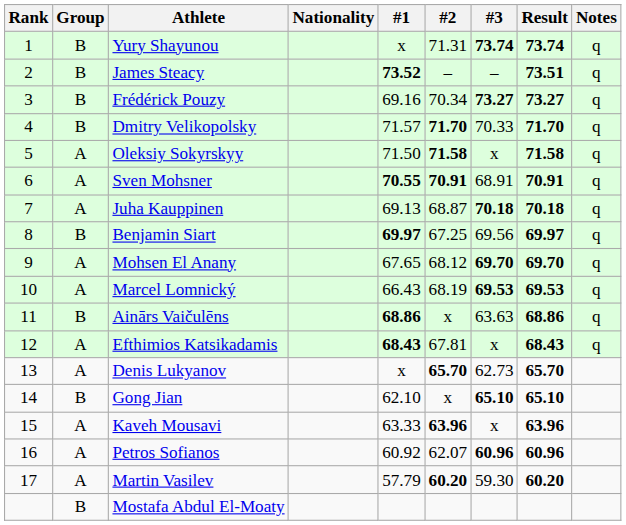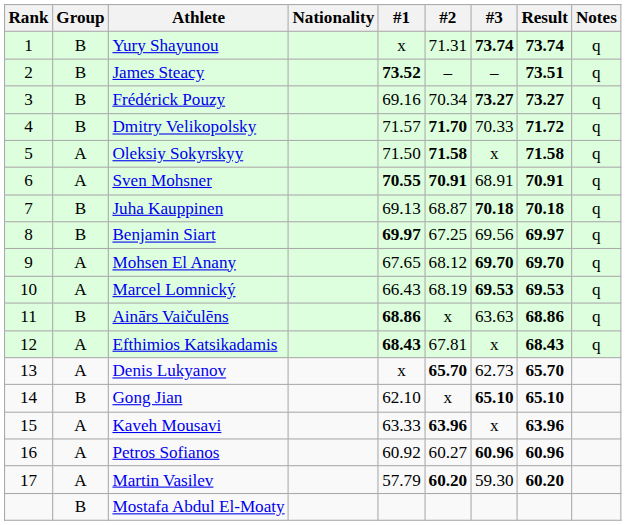(545, 126) 71.70 -> (545, 126) 71.72
(80, 208) A -> (80, 208) B
(448, 452) 62.07 -> (448, 452) 60.27
